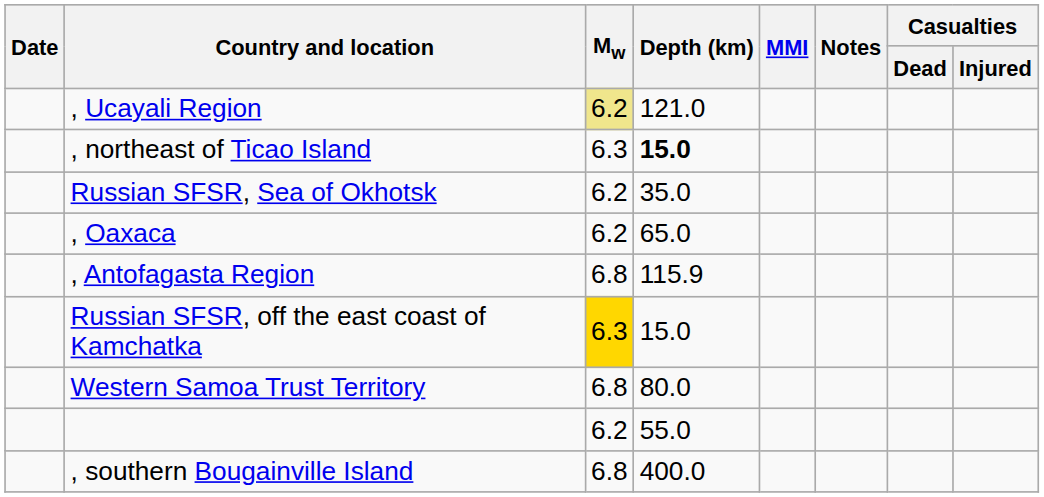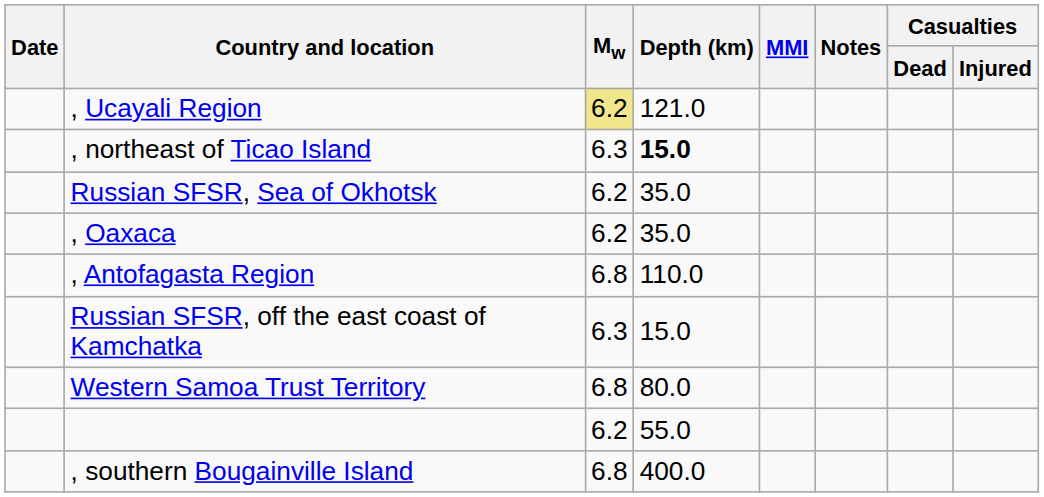(665, 233) 65.0 -> (665, 233) 35.0
(672, 274) 115.9 -> (672, 274) 110.0
(609, 331) gold background -> (609, 331) no background
